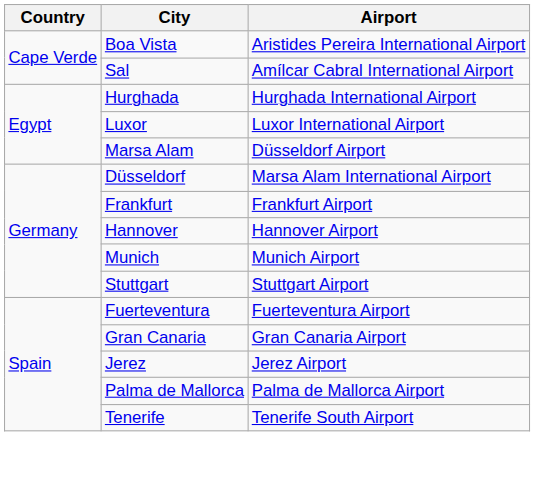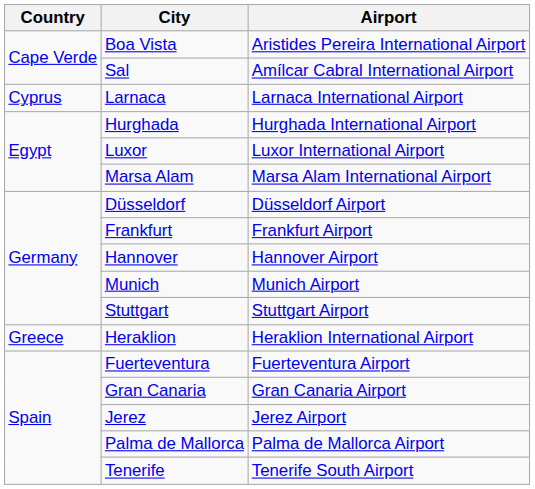+ row: (135, 97)
(319, 151) Düsseldorf Airport -> (371, 177) Marsa Alam International Airport
(371, 177) Marsa Alam International Airport -> (319, 204) Düsseldorf Airport
+ row: (140, 337)
